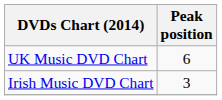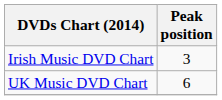rows swapped: (81, 82) <-> (78, 58)
